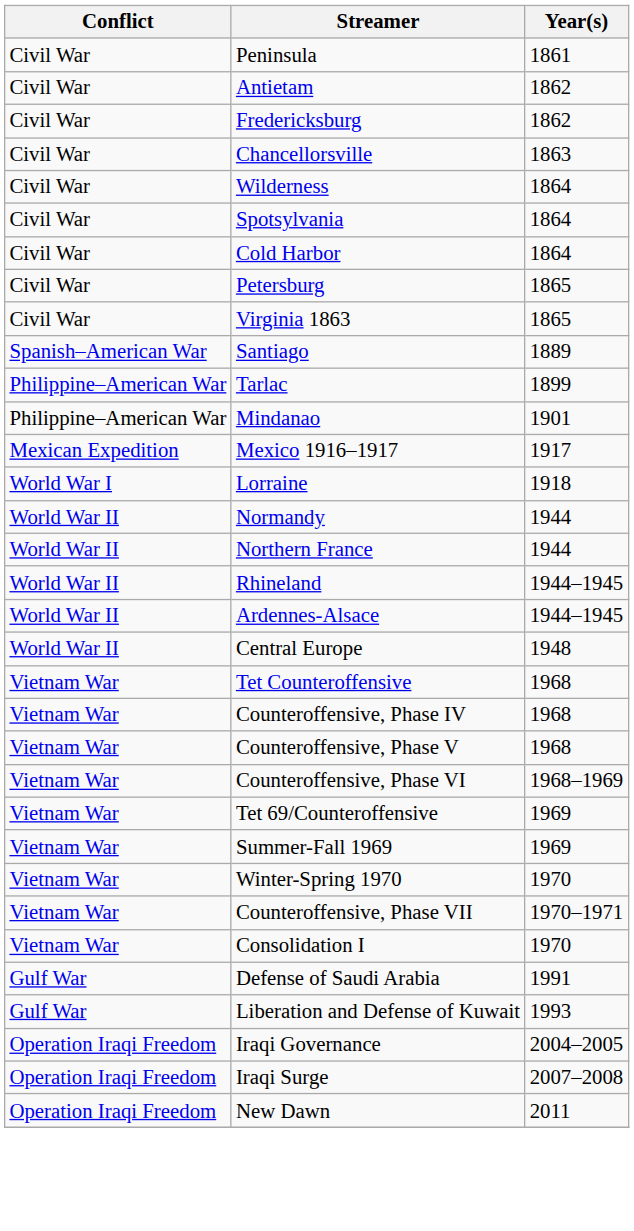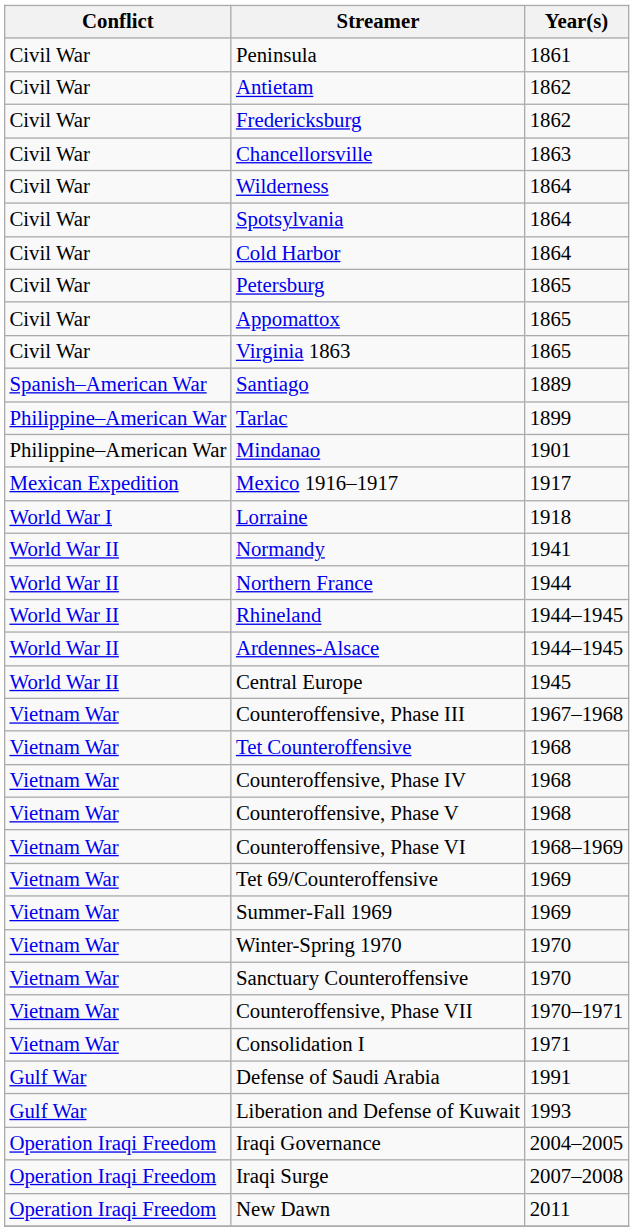+ row: (288, 318)
(550, 516) 1944 -> (550, 549) 1941
(550, 648) 1948 -> (550, 681) 1945
+ row: (350, 714)
+ row: (352, 978)
(550, 945) 1970 -> (550, 1044) 1971
